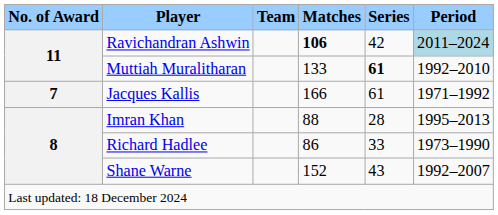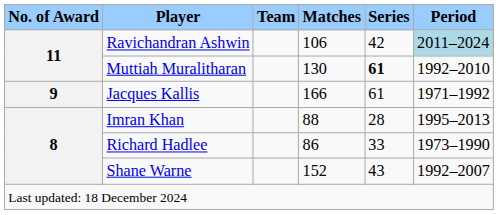(315, 42) bold -> (315, 42) normal
(315, 68) 133 -> (315, 68) 130
(54, 94) 7 -> (54, 94) 9
